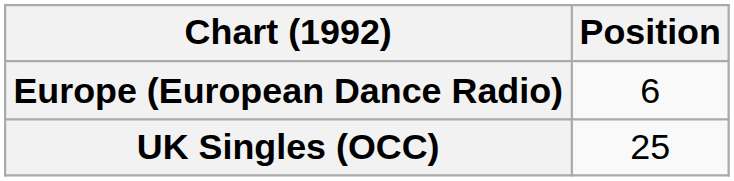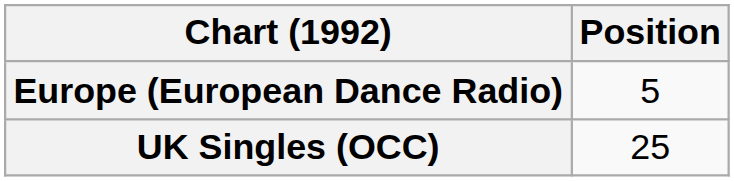(650, 89) 6 -> (650, 89) 5
